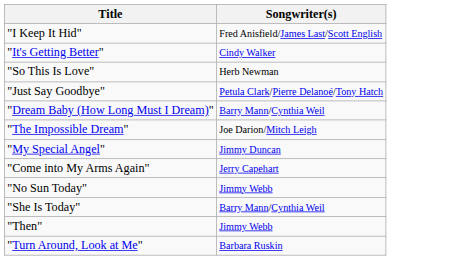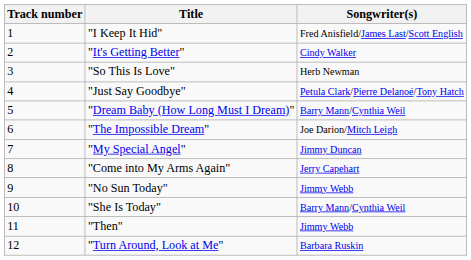+ column: (45, 14)
